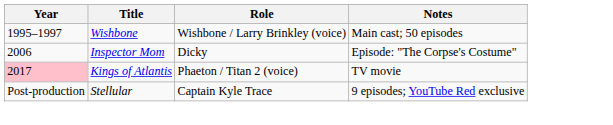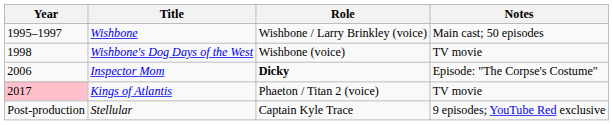+ row: (172, 52)
(192, 52) normal -> (274, 71) bold
